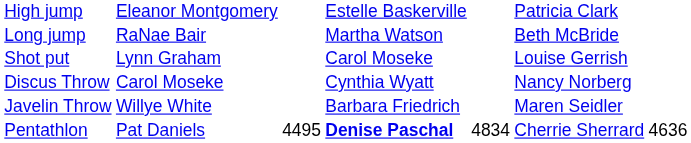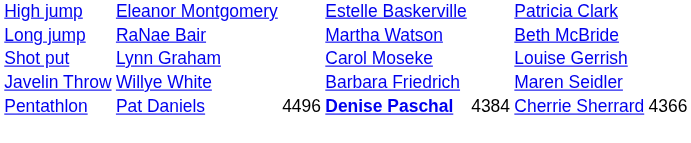- row: (57, 82)
(302, 130) 4495 -> (302, 106) 4496
(491, 130) 4834 -> (491, 106) 4384
(668, 130) 4636 -> (668, 106) 4366
